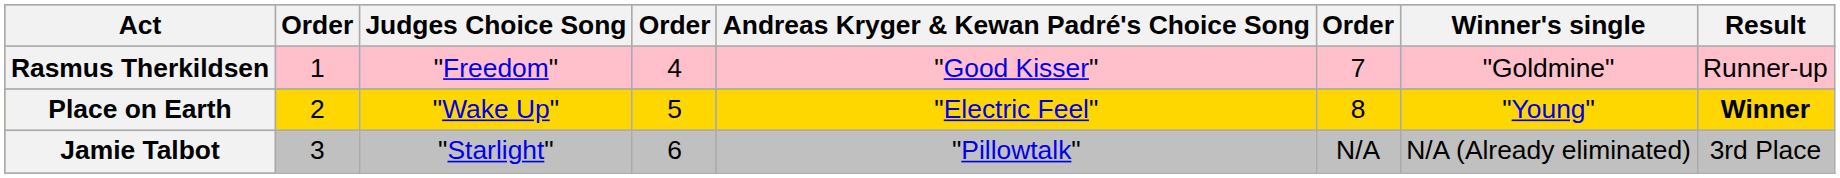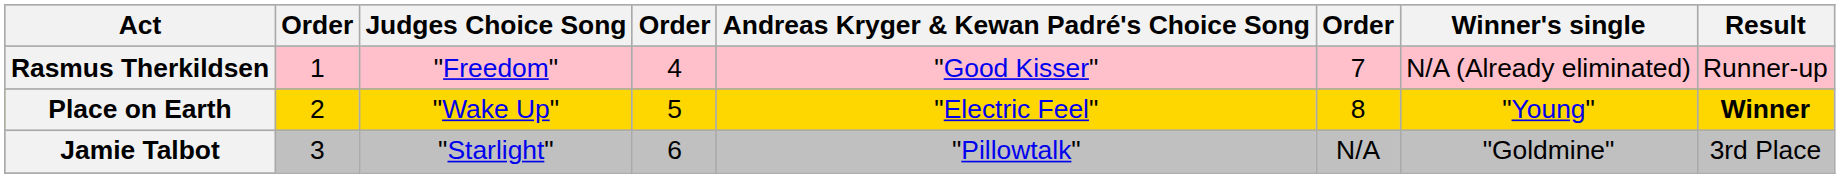(1549, 67) "Goldmine" -> (1549, 67) N/A (Already eliminated)
(1549, 151) N/A (Already eliminated) -> (1549, 151) "Goldmine"
